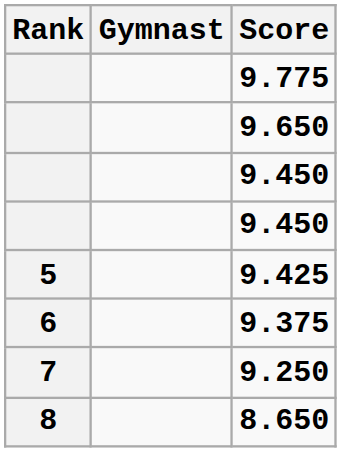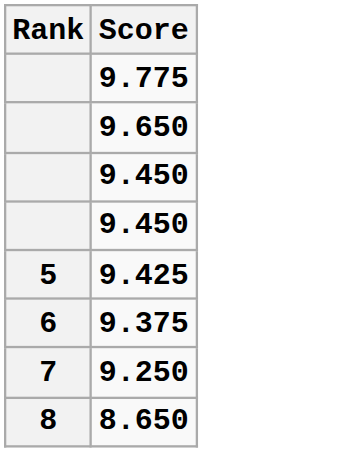- column: (162, 30)
